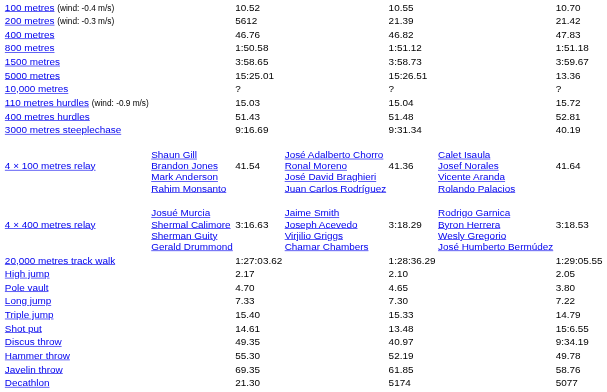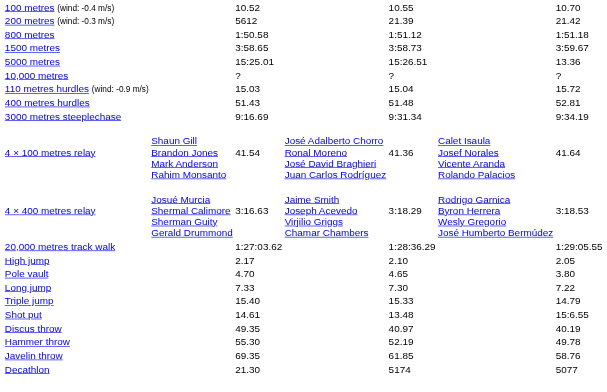- row: (30, 34)
(568, 130) 40.19 -> (572, 116) 9:34.19
(572, 342) 9:34.19 -> (568, 328) 40.19
